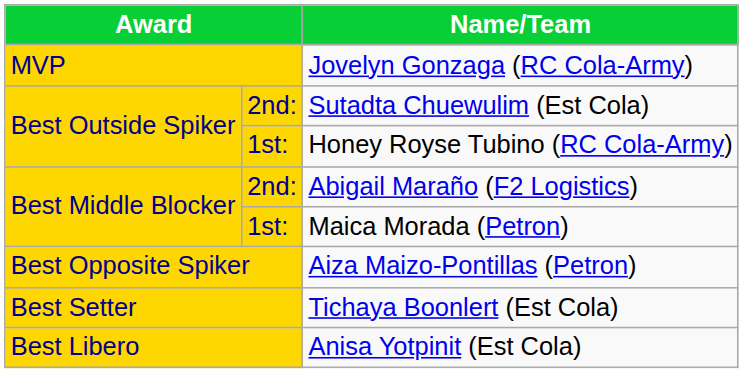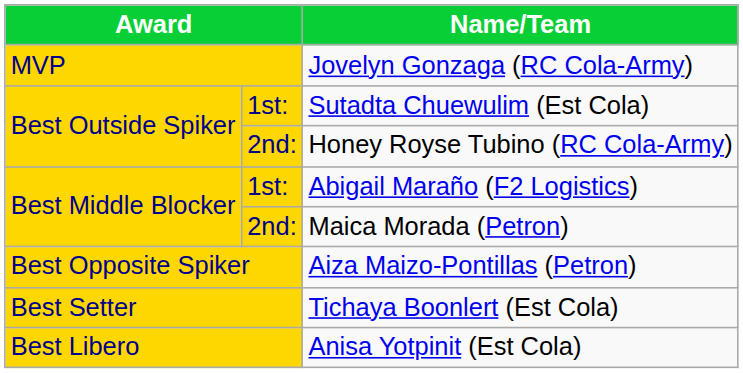(272, 105) 2nd: -> (268, 105) 1st:
(268, 145) 1st: -> (272, 145) 2nd:
(272, 186) 2nd: -> (268, 186) 1st:
(268, 226) 1st: -> (272, 226) 2nd:
